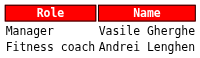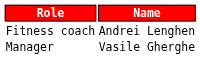rows swapped: (30, 31) <-> (50, 47)
